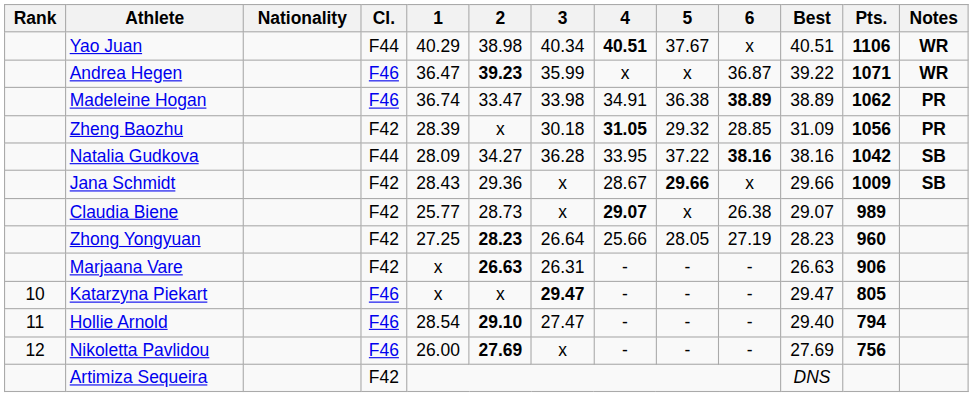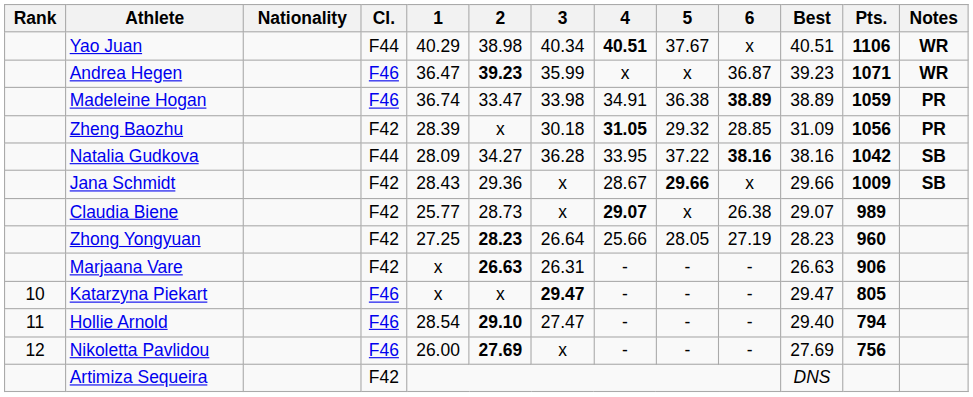(812, 73) 39.22 -> (812, 73) 39.23
(871, 101) 1062 -> (871, 101) 1059
